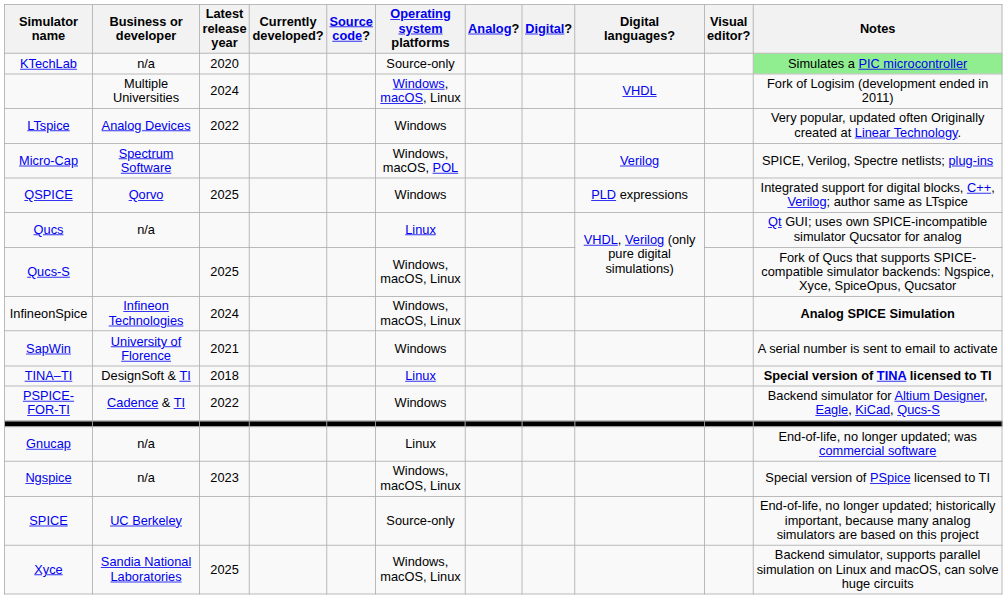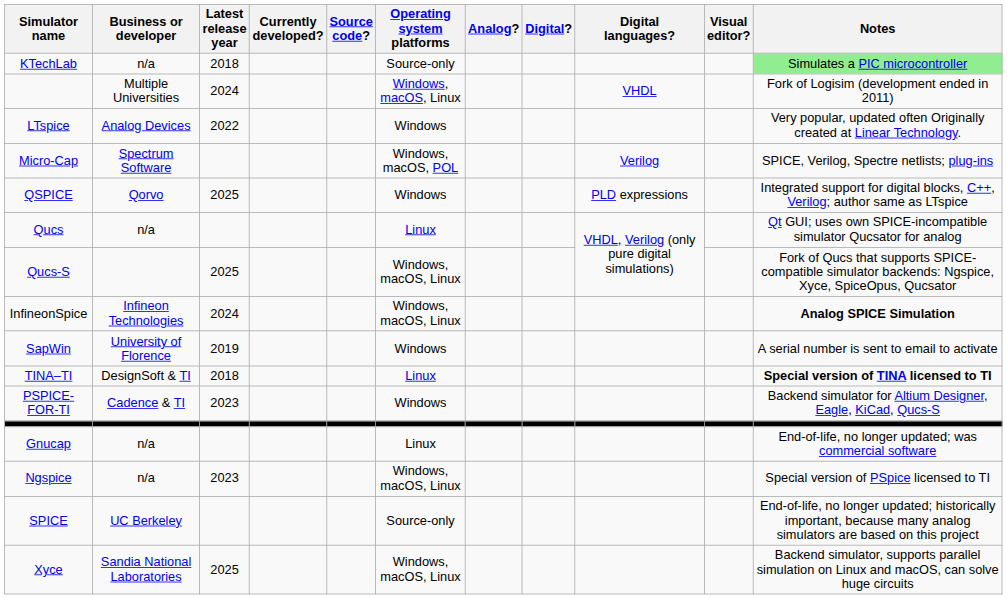(225, 63) 2020 -> (225, 63) 2018
(225, 348) 2021 -> (225, 348) 2019
(225, 403) 2022 -> (225, 403) 2023
